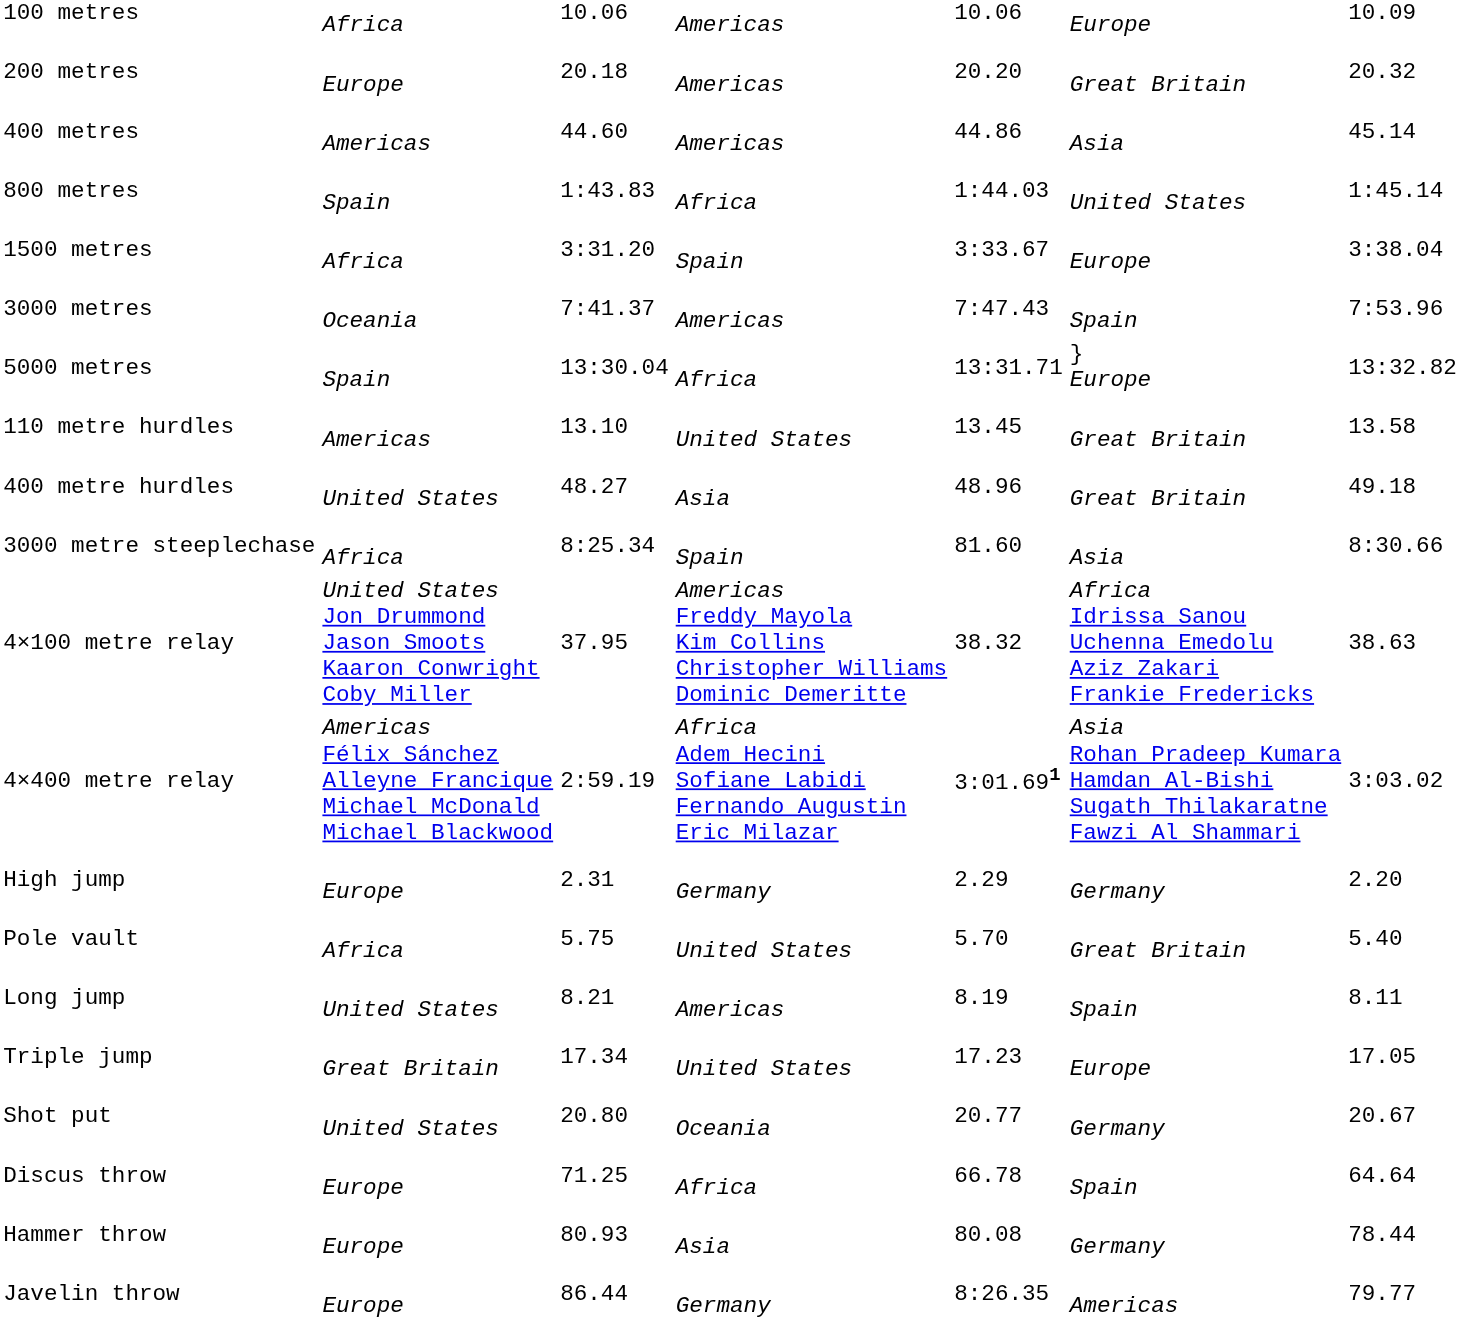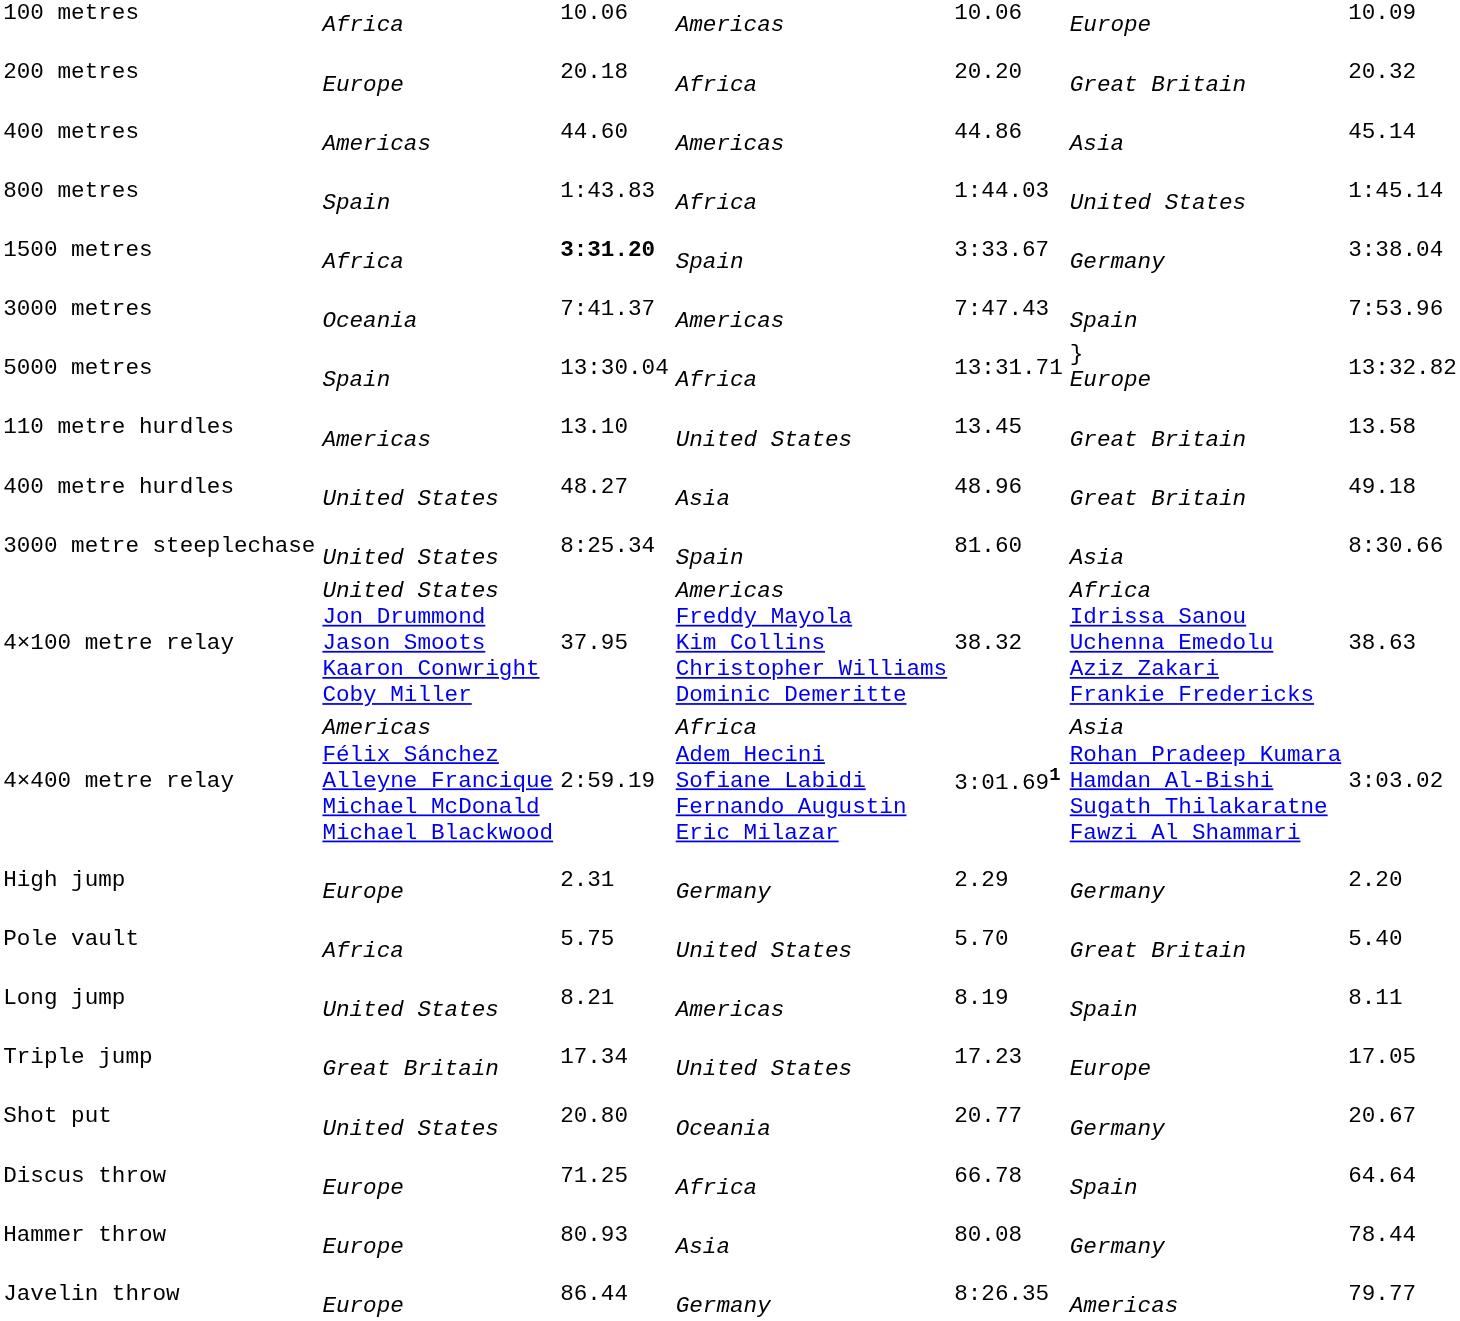(730, 85) Americas -> (716, 85) Africa
(608, 249) normal -> (608, 249) bold
(1110, 262) Europe -> (1117, 262) Germany
(363, 558) Africa -> (411, 558) United States
